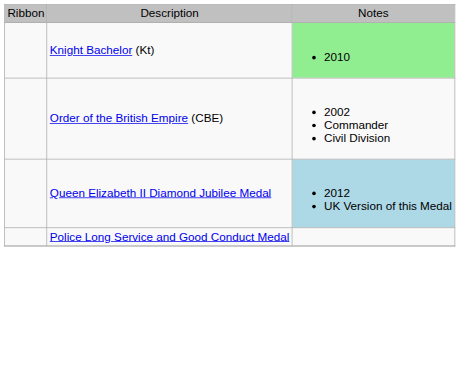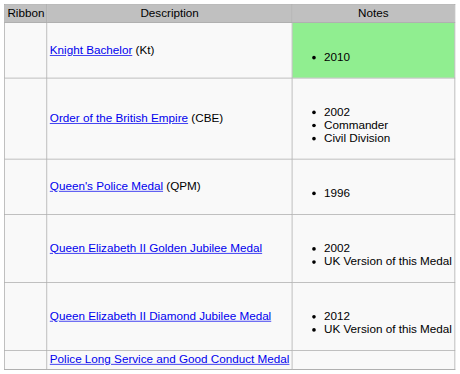+ row: (125, 186)
+ row: (156, 248)
(373, 200) lightblue background -> (373, 323) no background
